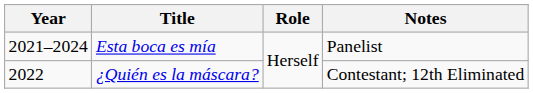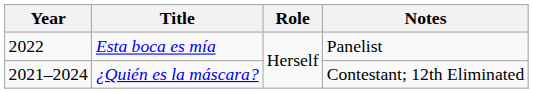(48, 46) 2021–2024 -> (26, 46) 2022
(26, 74) 2022 -> (48, 74) 2021–2024
